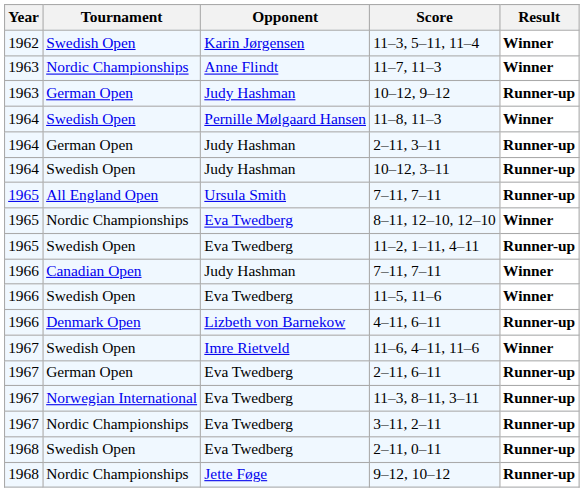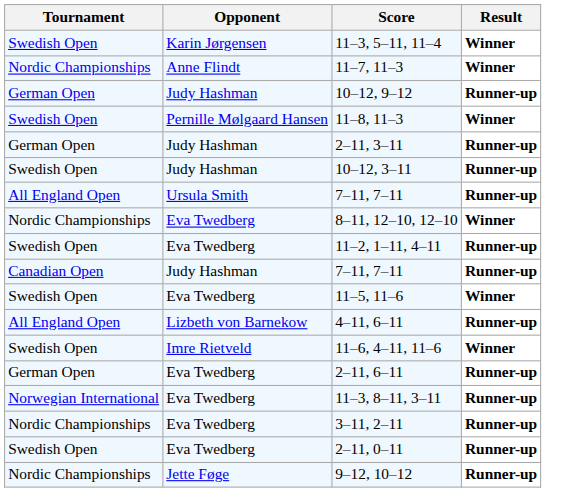- column: (24, 17)
(528, 271) Winner -> (501, 271) Runner-up
(93, 322) Denmark Open -> (64, 322) All England Open
